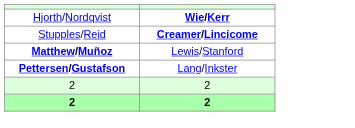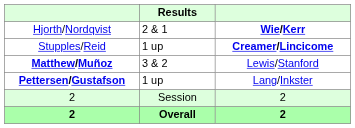+ column: (177, 12)
